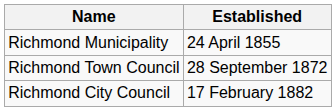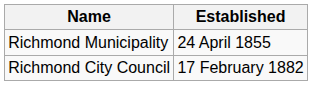- row: (94, 67)
